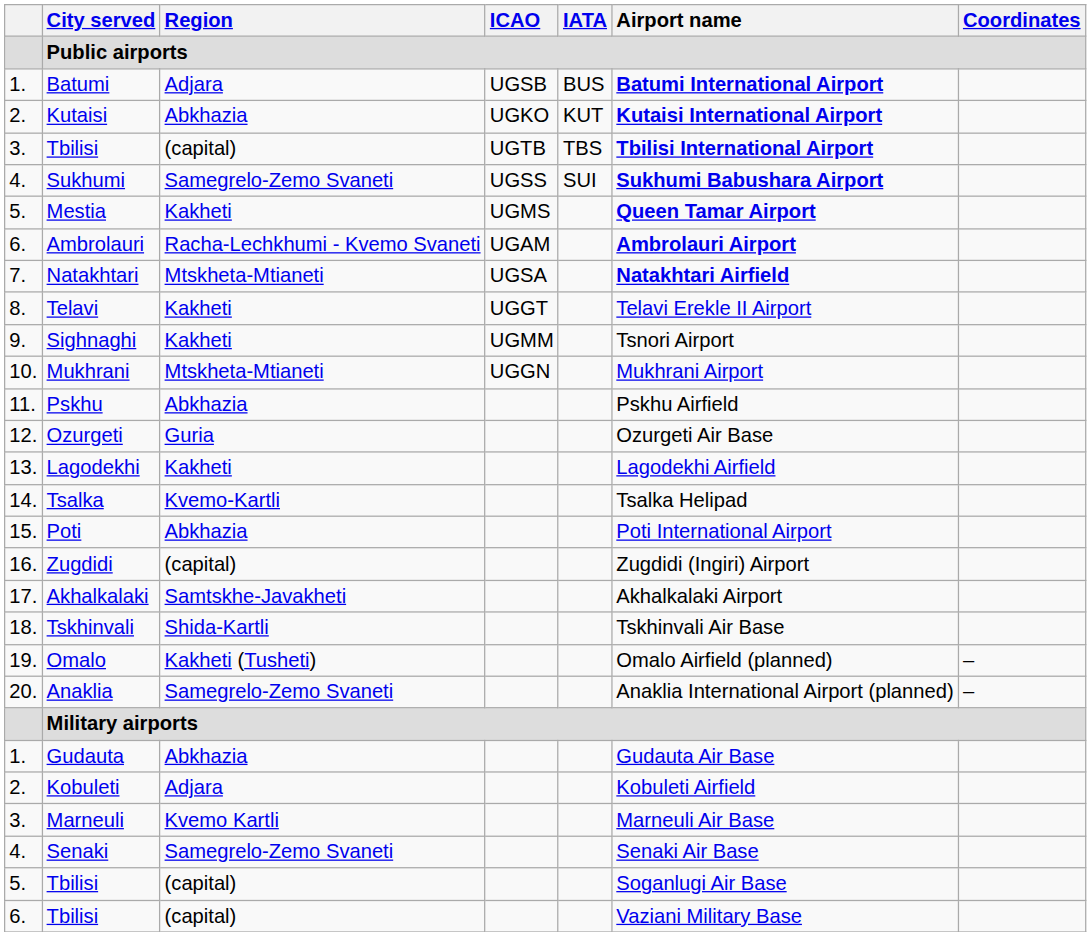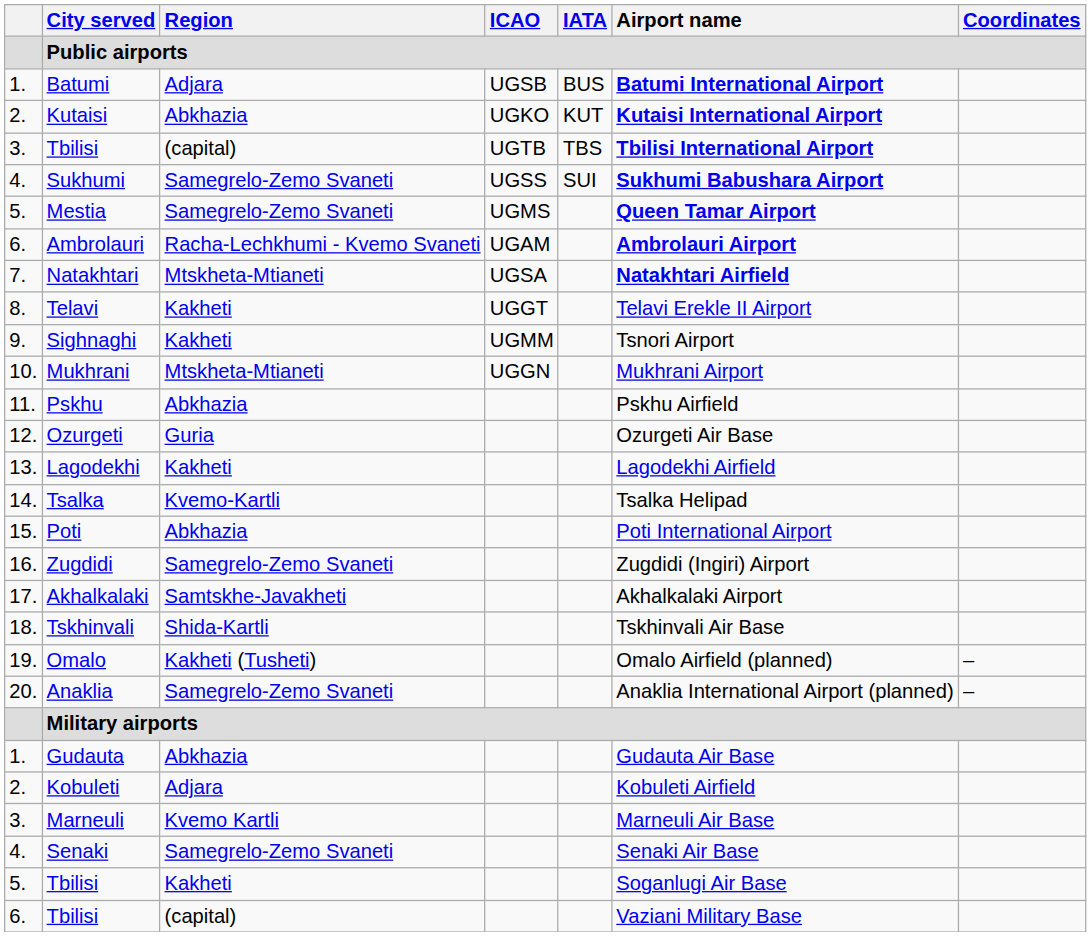(198, 212) Kakheti -> (279, 212) Samegrelo-Zemo Svaneti
(200, 564) (capital) -> (279, 564) Samegrelo-Zemo Svaneti
(200, 883) (capital) -> (198, 883) Kakheti
